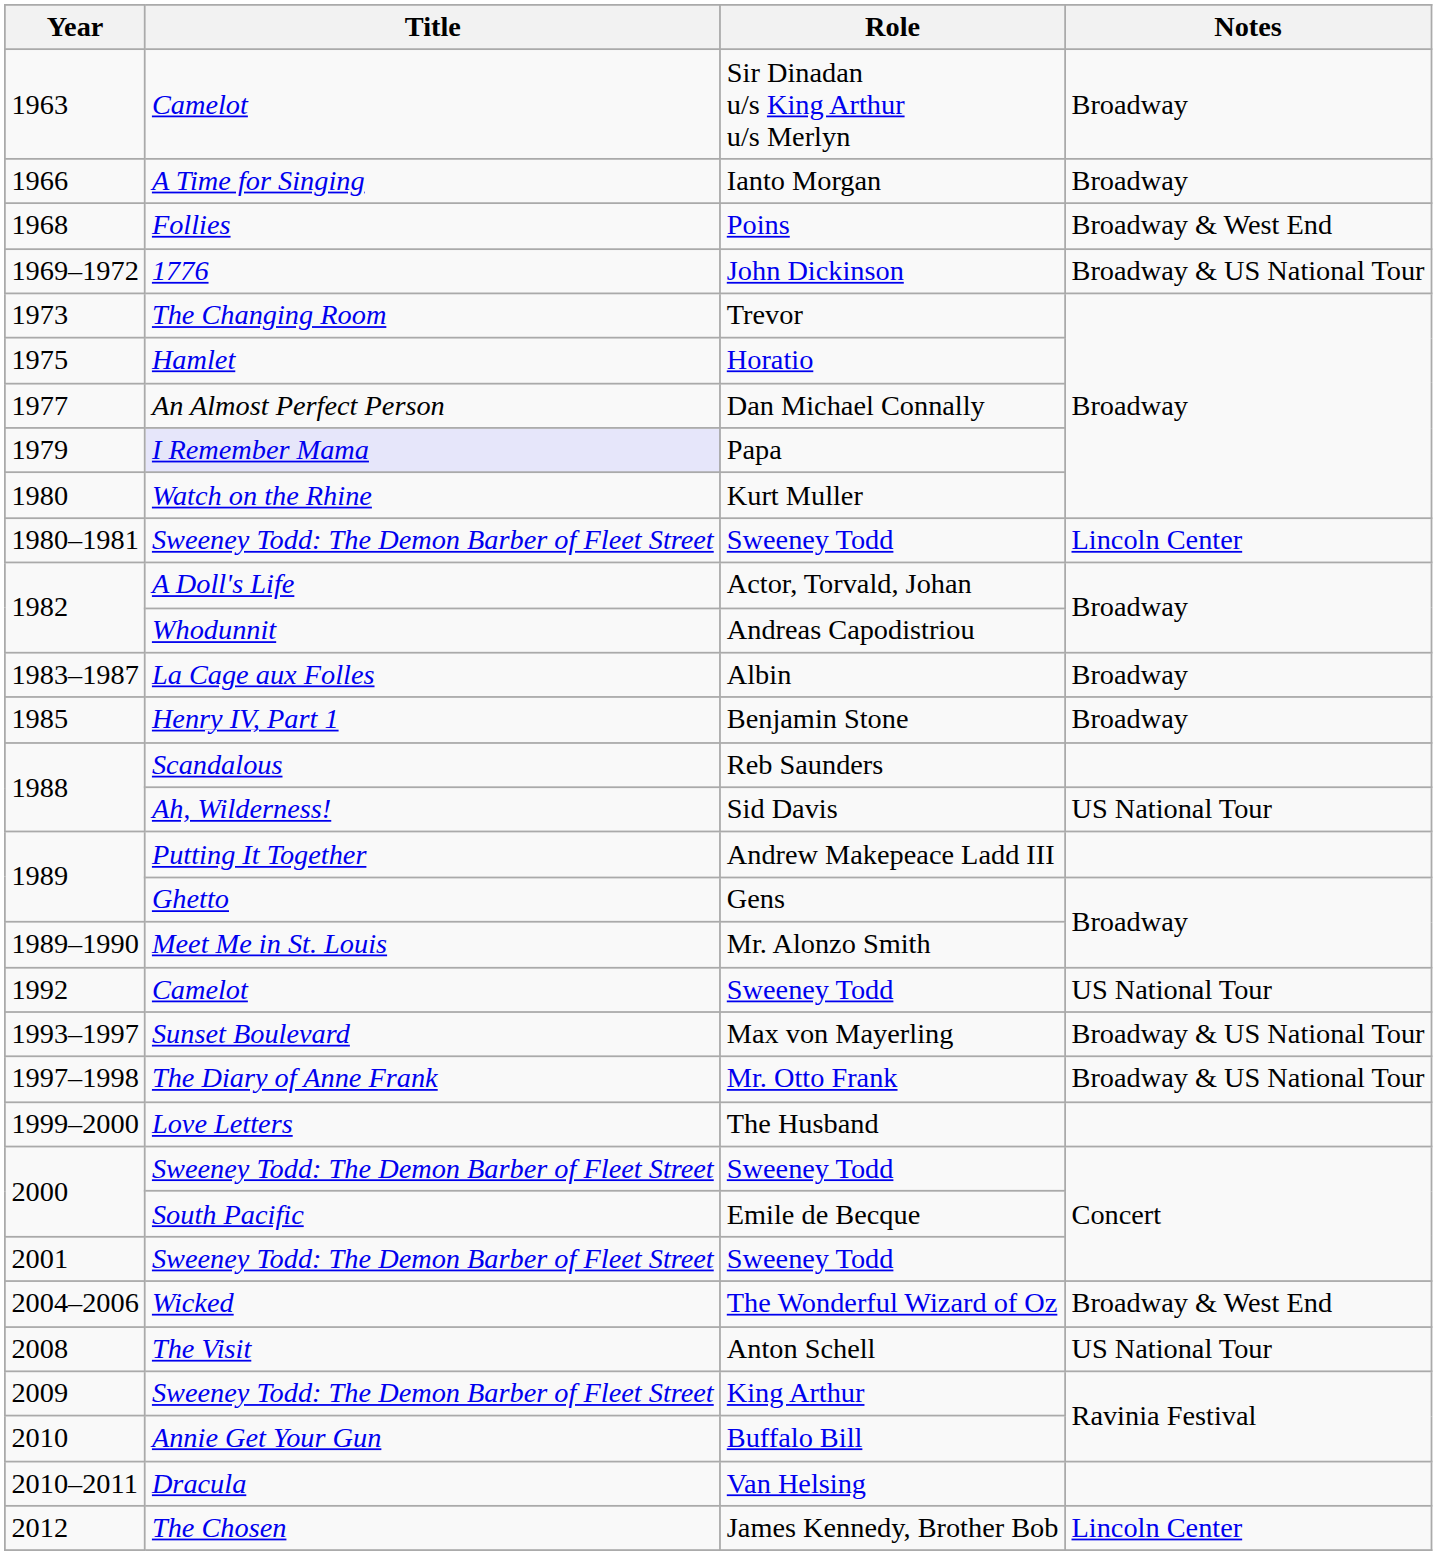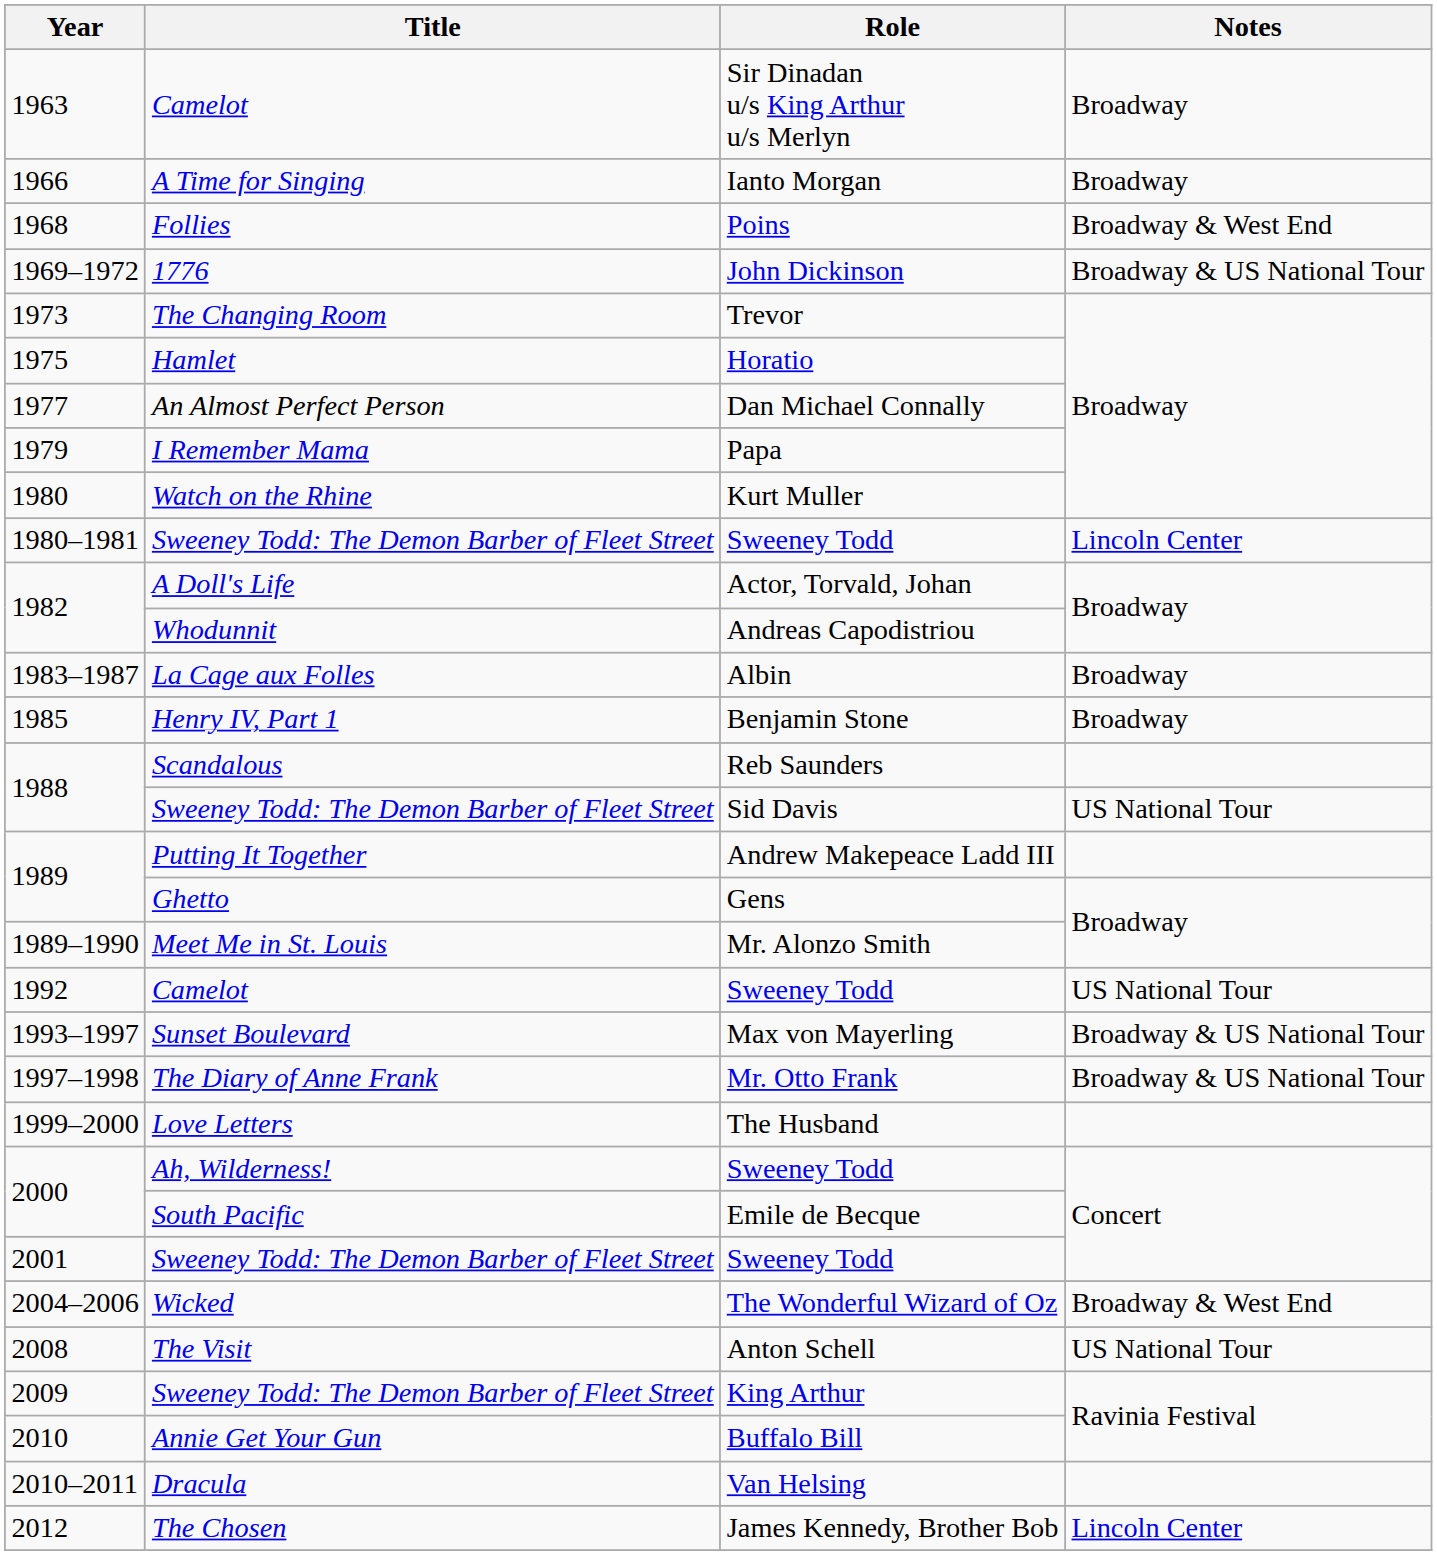(260, 449) lavender background -> (260, 449) no background
(242, 809) Ah, Wilderness! -> (433, 809) Sweeney Todd: The Demon Barber of Fleet Street
(433, 1168) Sweeney Todd: The Demon Barber of Fleet Street -> (242, 1168) Ah, Wilderness!
